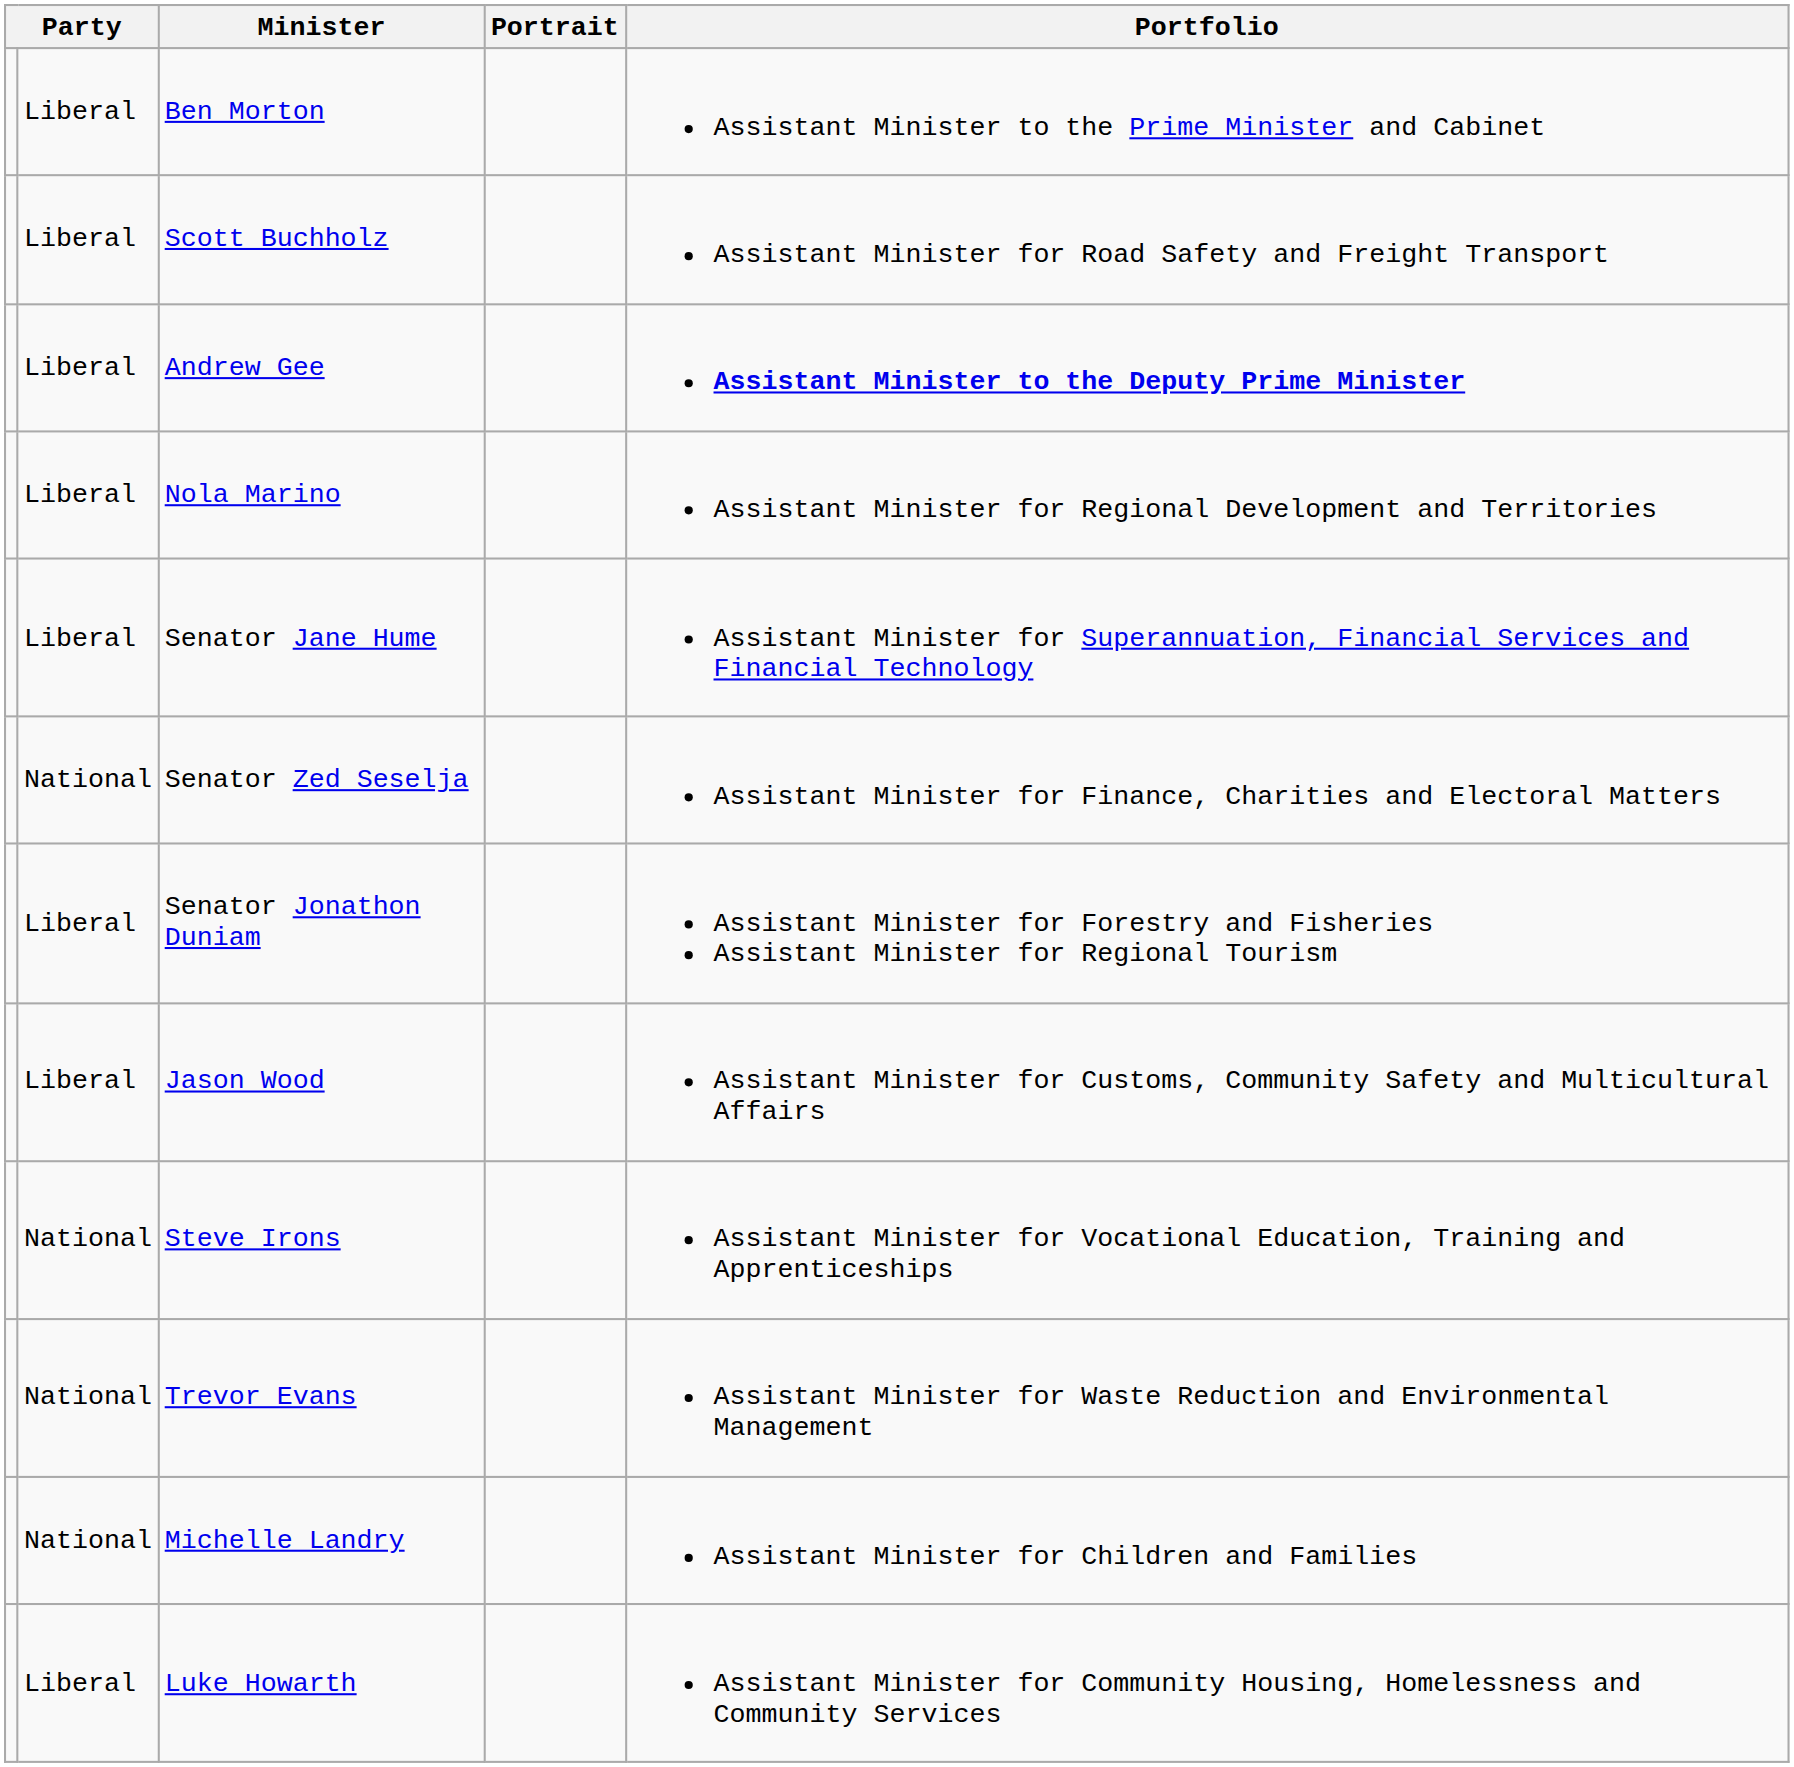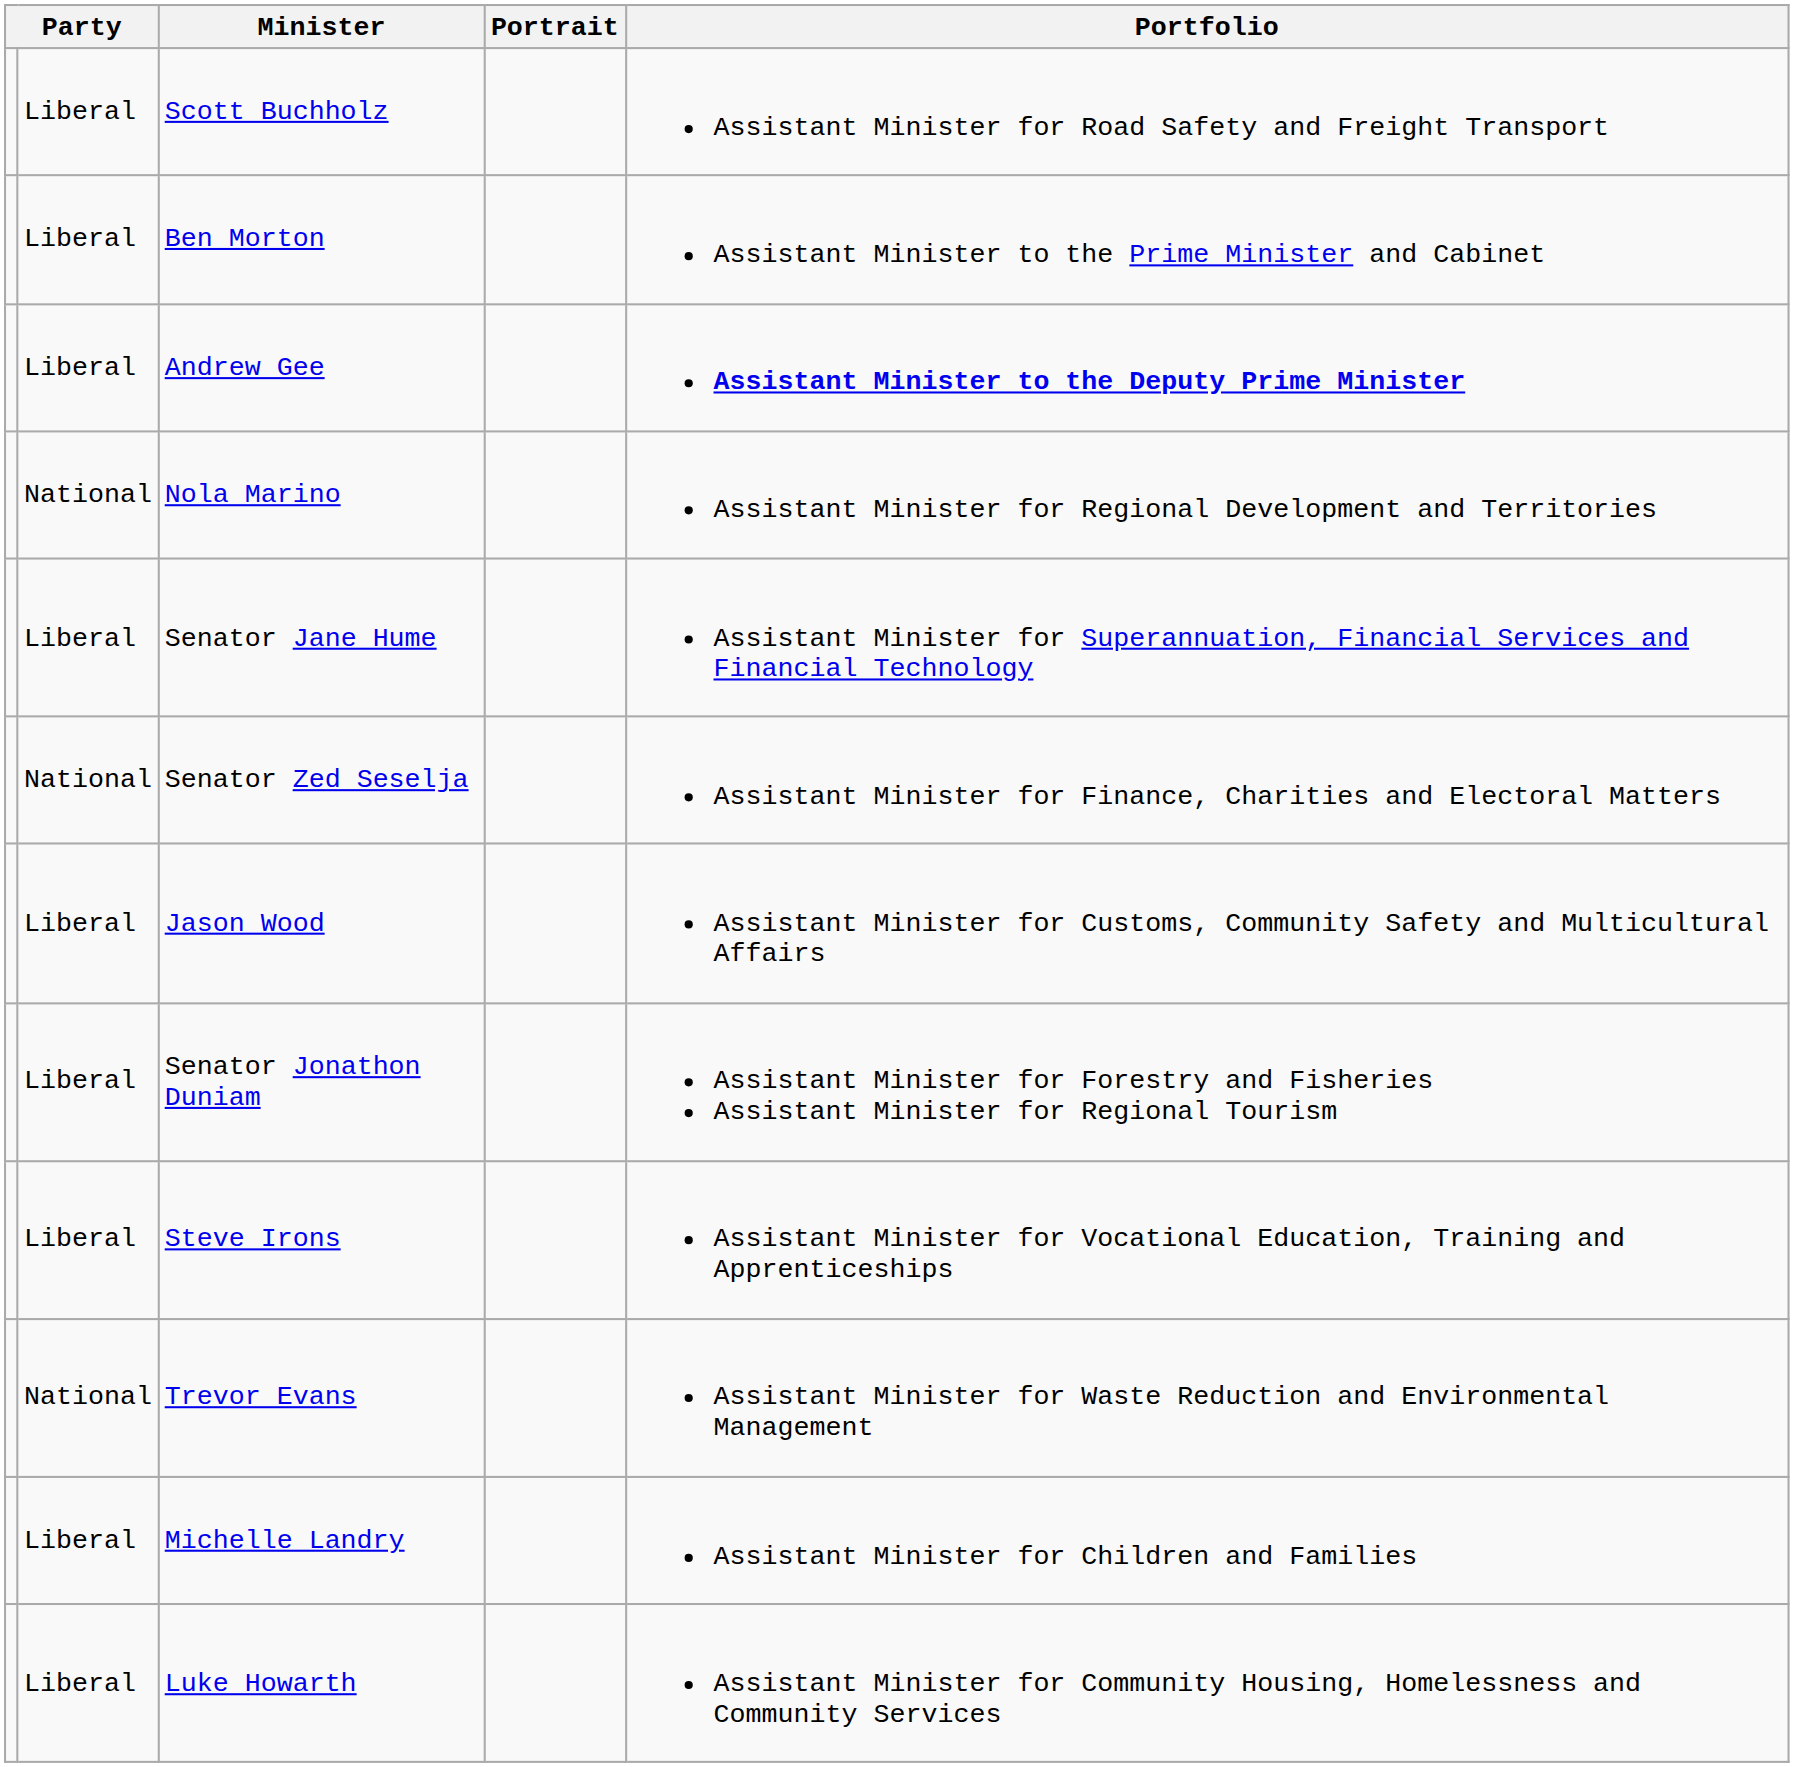rows swapped: (245, 112) <-> (277, 240)
(80, 495) Liberal -> (88, 495) National
rows swapped: (293, 923) <-> (245, 1081)
(88, 1240) National -> (80, 1240) Liberal
(88, 1541) National -> (80, 1541) Liberal
